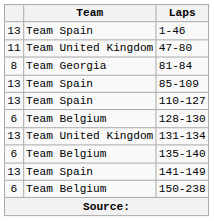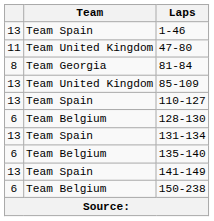(60, 84) Team Spain -> (90, 84) Team United Kingdom
(90, 136) Team United Kingdom -> (60, 136) Team Spain
